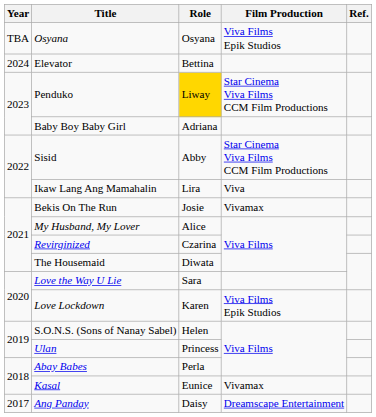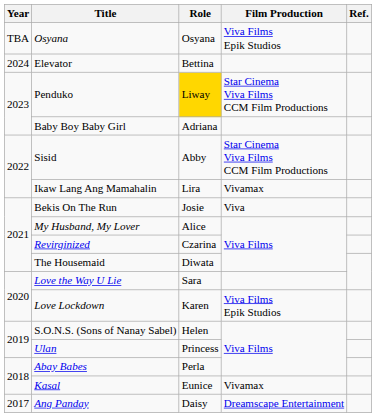(234, 189) Viva -> (244, 189) Vivamax
(244, 207) Vivamax -> (234, 207) Viva
